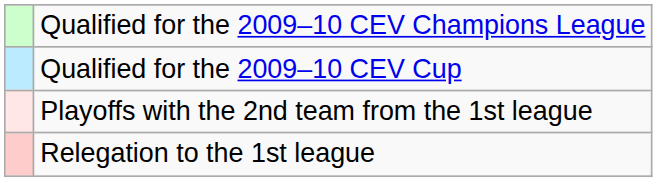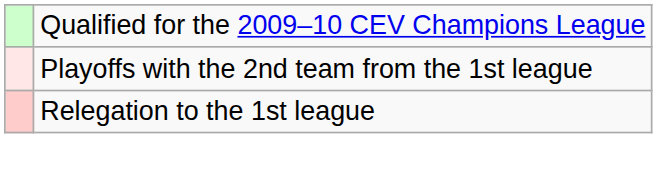- row: (251, 68)
